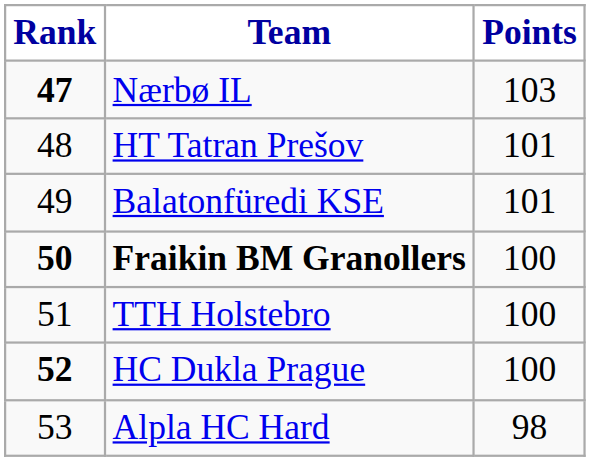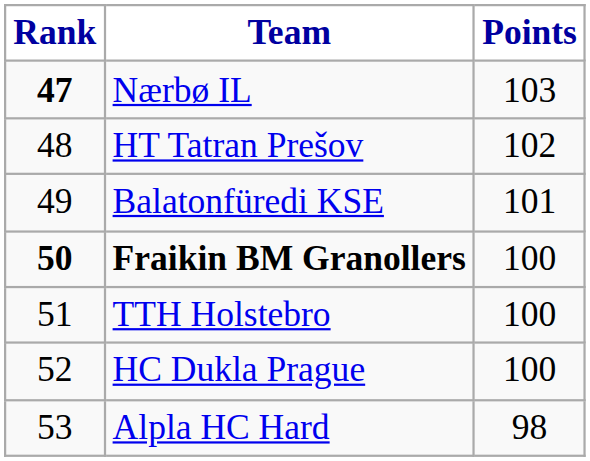(530, 145) 101 -> (530, 145) 102
(55, 370) bold -> (55, 370) normal
